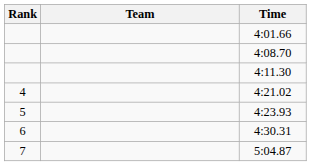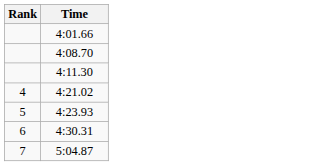- column: (140, 14)
